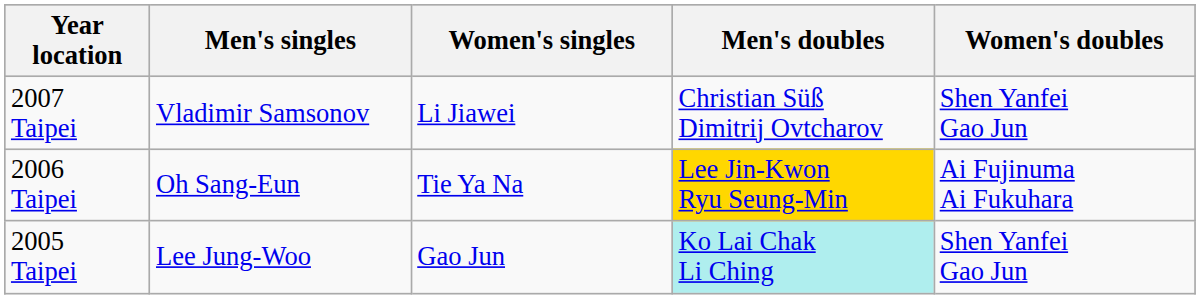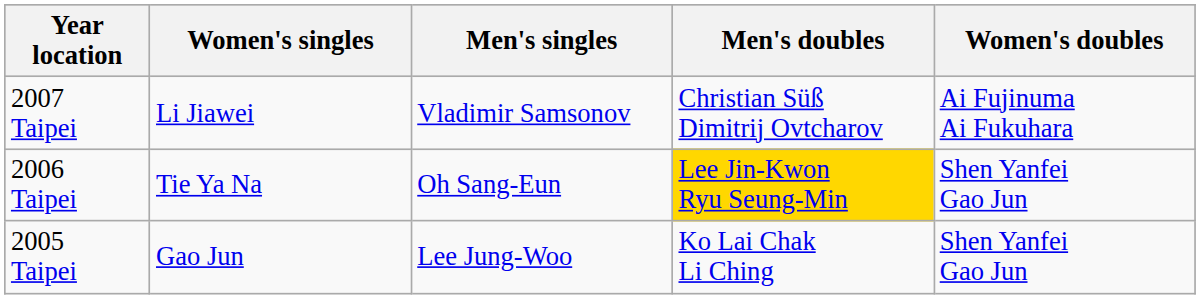columns swapped: (280, 40) <-> (542, 40)
(1004, 112) Shen Yanfei Gao Jun -> (1007, 112) Ai Fujinuma Ai Fukuhara
(1007, 184) Ai Fujinuma Ai Fukuhara -> (1004, 184) Shen Yanfei Gao Jun
(747, 256) paleturquoise background -> (747, 256) no background
